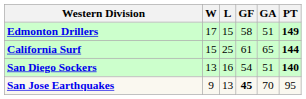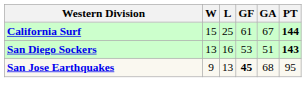- row: (53, 31)
(268, 49) 65 -> (268, 31) 67
(246, 67) 54 -> (246, 49) 53
(290, 67) 140 -> (290, 49) 143
(268, 85) 70 -> (268, 67) 68
